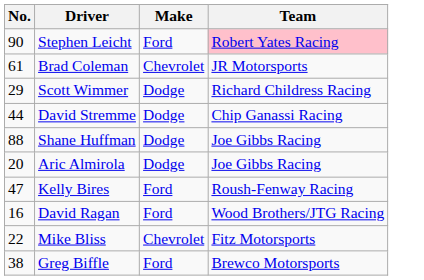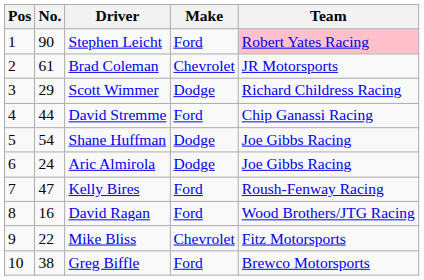+ column: (20, 16)
(164, 115) Dodge -> (188, 115) Ford
(16, 139) 88 -> (46, 139) 54
(16, 164) 20 -> (46, 164) 24
